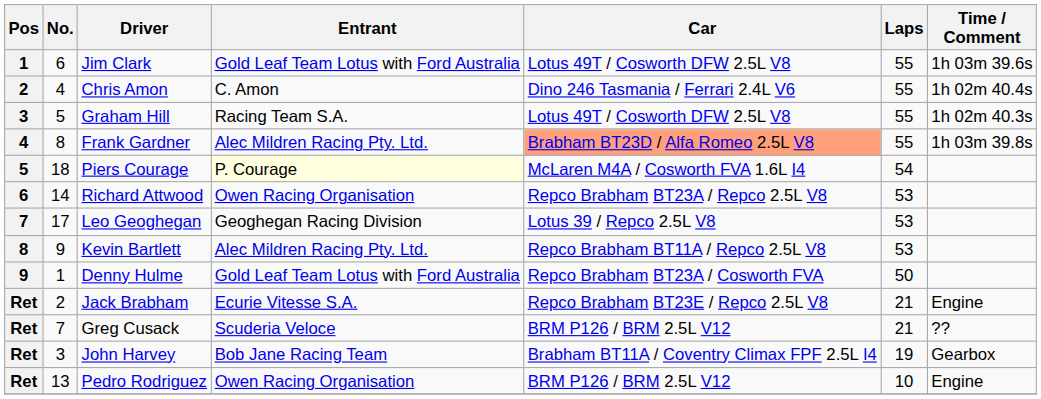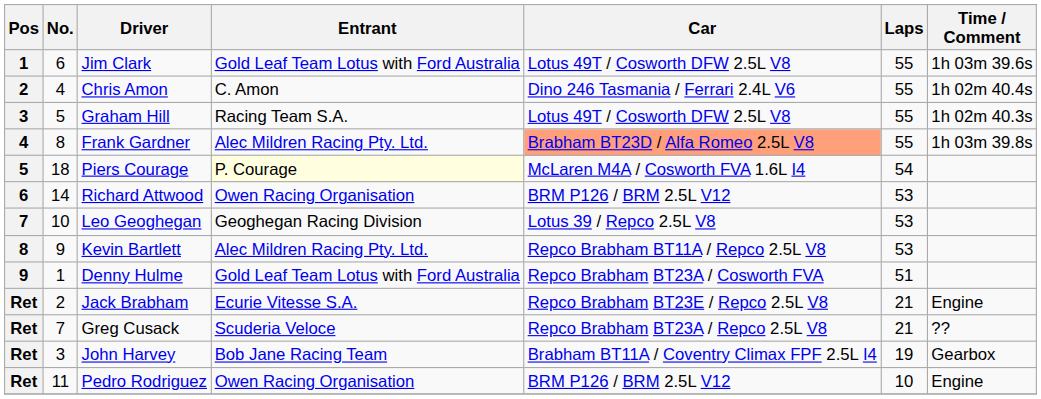(677, 195) Repco Brabham BT23A / Repco 2.5L V8 -> (629, 195) BRM P126 / BRM 2.5L V12
(60, 222) 17 -> (60, 222) 10
(904, 275) 50 -> (904, 275) 51
(629, 328) BRM P126 / BRM 2.5L V12 -> (677, 328) Repco Brabham BT23A / Repco 2.5L V8
(60, 381) 13 -> (60, 381) 11
